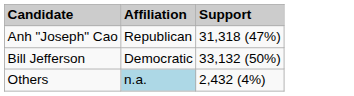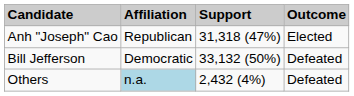+ column: (316, 15)
